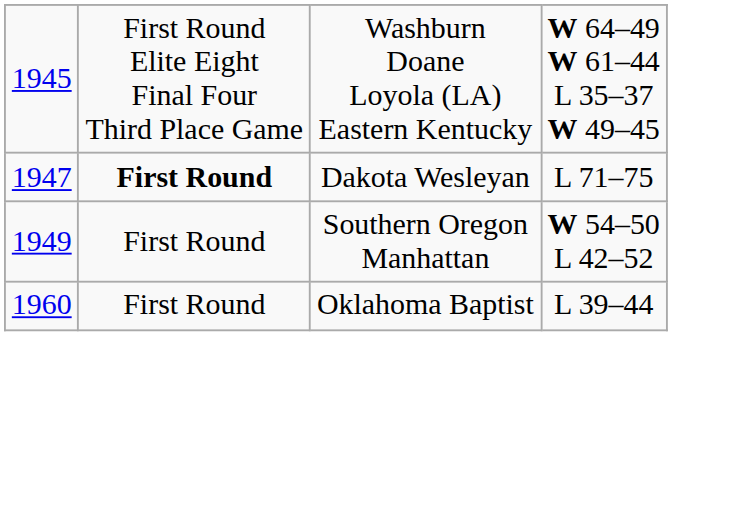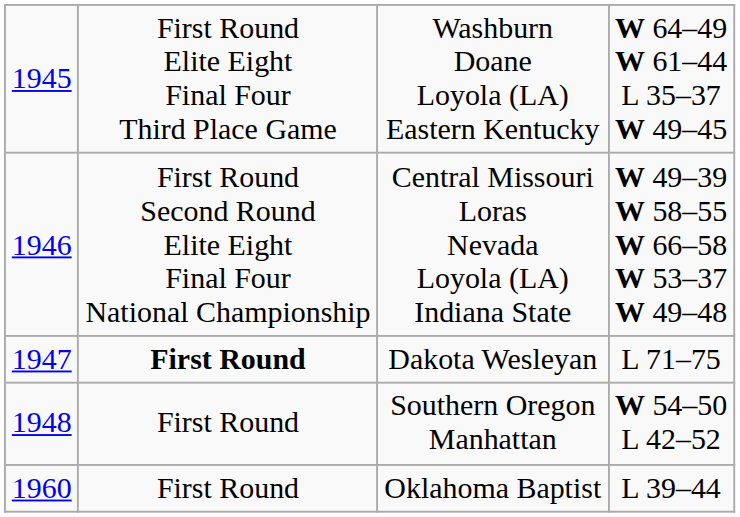+ row: (493, 243)
(42, 240) 1949 -> (42, 423) 1948
